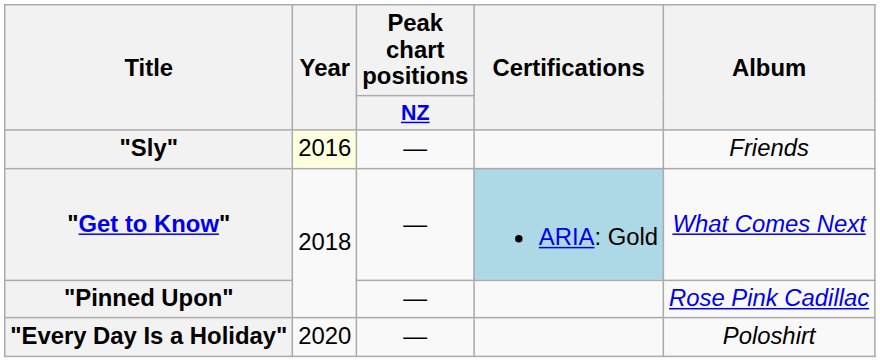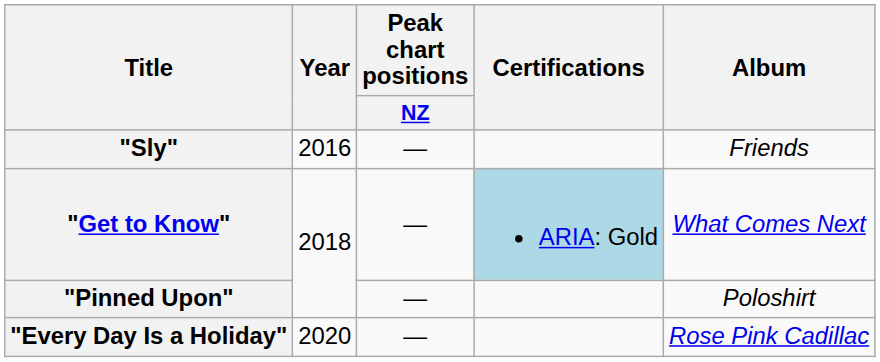(325, 148) lightyellow background -> (325, 148) no background
(769, 298) Rose Pink Cadillac -> (769, 298) Poloshirt
(769, 336) Poloshirt -> (769, 336) Rose Pink Cadillac
